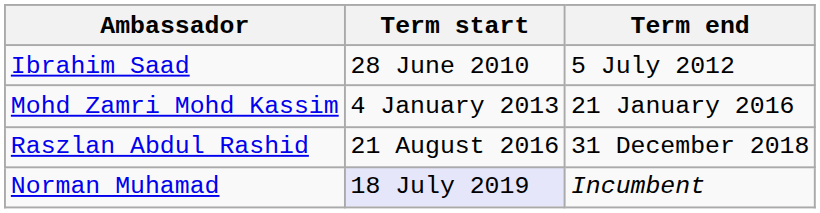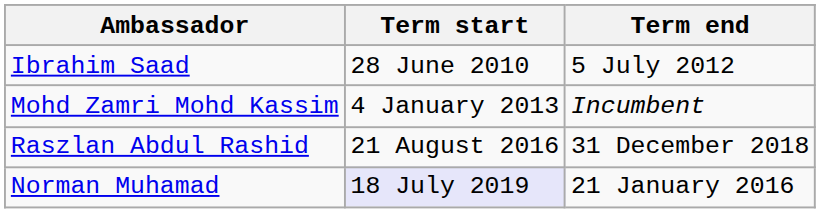(683, 106) 21 January 2016 -> (638, 106) Incumbent
(638, 187) Incumbent -> (683, 187) 21 January 2016
